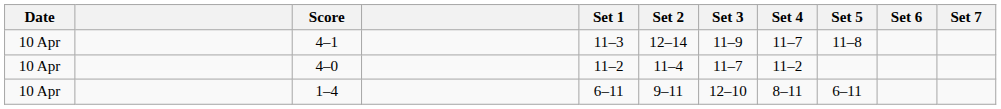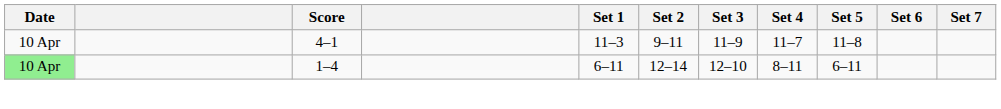(668, 42) 12–14 -> (668, 42) 9–11
- row: (327, 67)
(40, 92) no background -> (40, 67) lightgreen background
(668, 92) 9–11 -> (668, 67) 12–14
